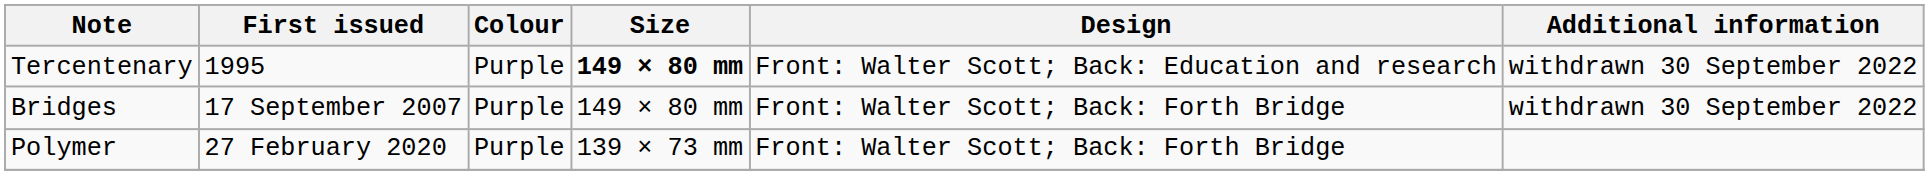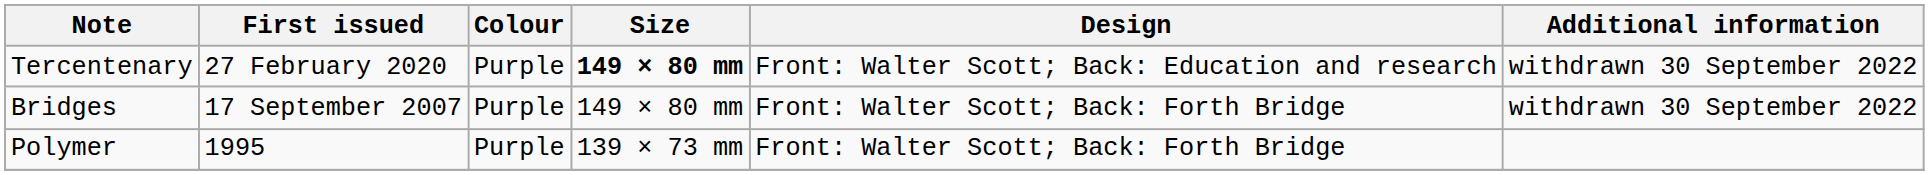(235, 67) 1995 -> (326, 67) 27 February 2020
(326, 149) 27 February 2020 -> (235, 149) 1995
